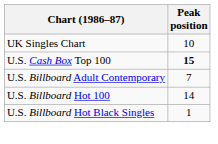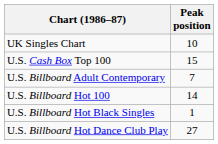(189, 60) bold -> (192, 60) normal
+ row: (87, 130)
